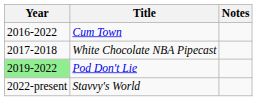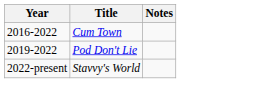- row: (145, 50)
(32, 68) lightgreen background -> (32, 50) no background
